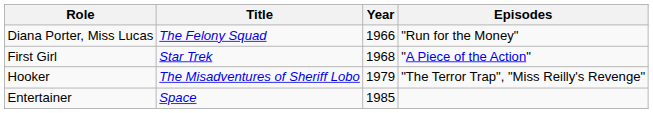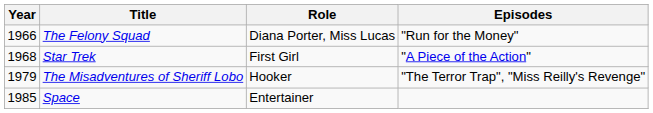columns swapped: (381, 14) <-> (80, 14)
